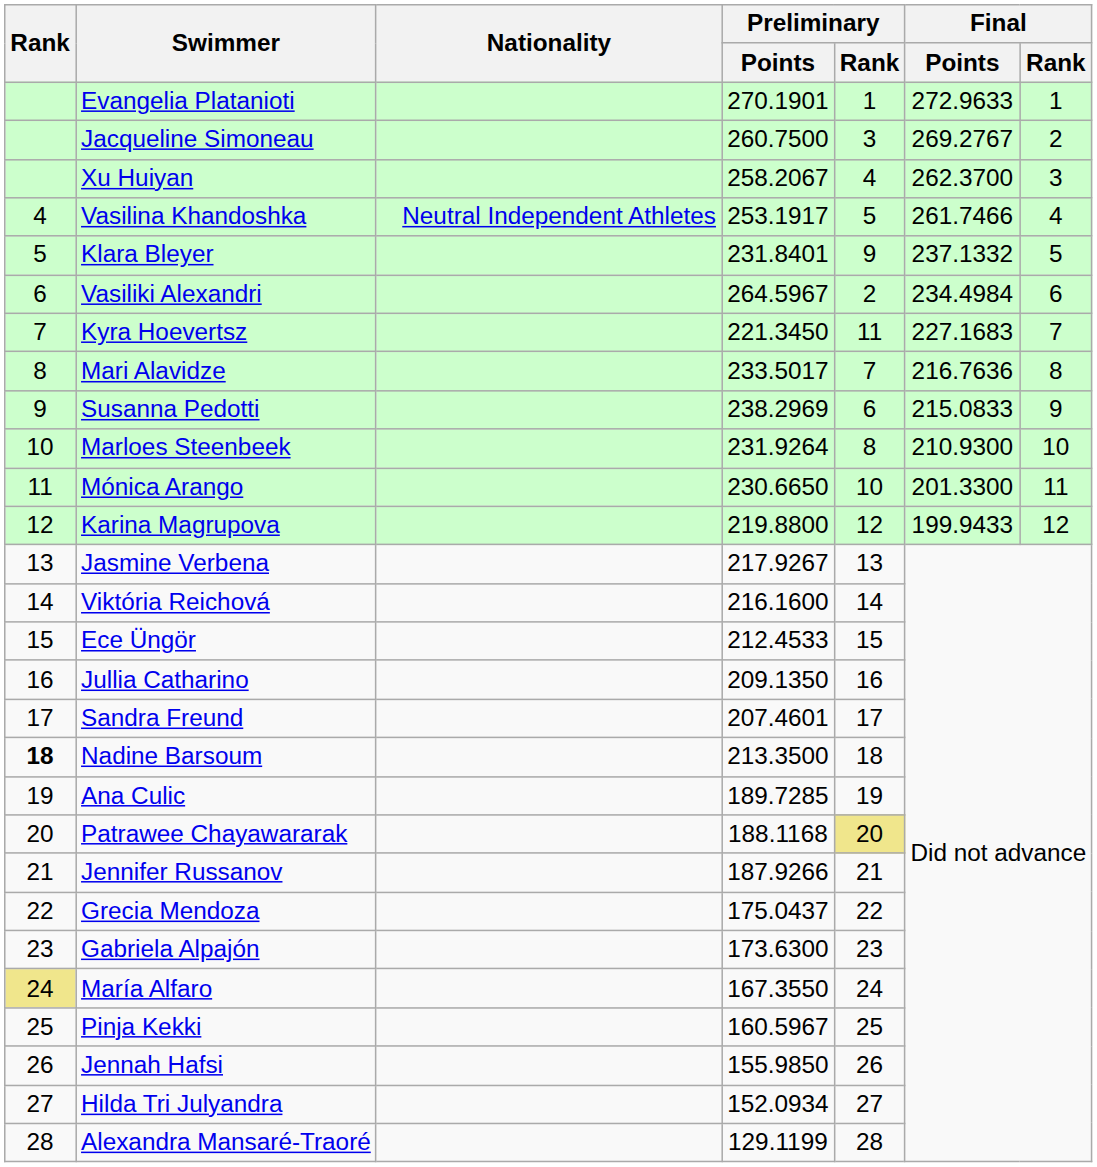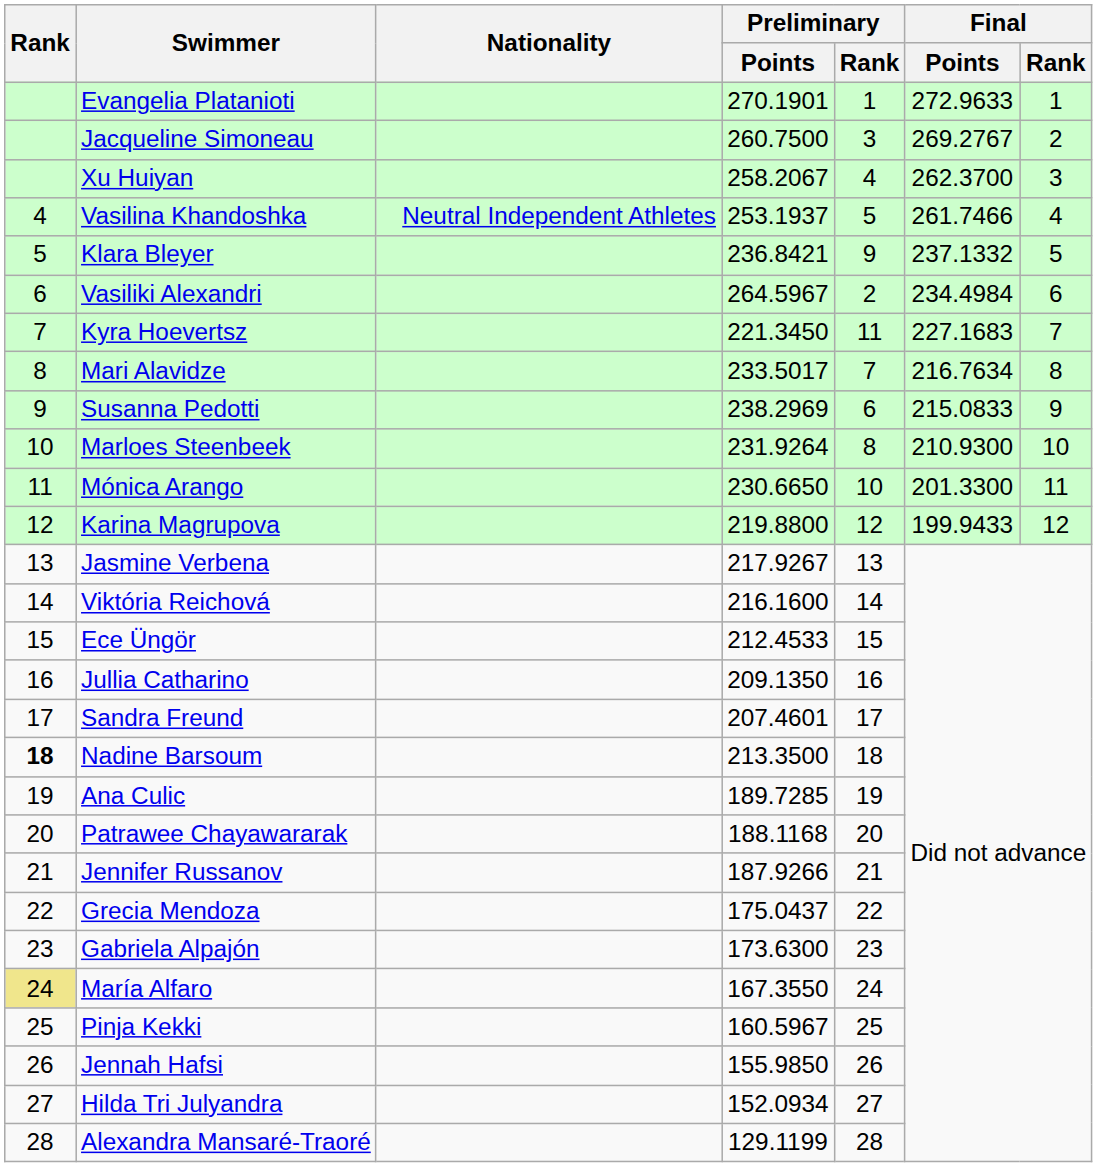(778, 216) 253.1917 -> (778, 216) 253.1937
(778, 255) 231.8401 -> (778, 255) 236.8421
(962, 370) 216.7636 -> (962, 370) 216.7634
(870, 833) khaki background -> (870, 833) no background
